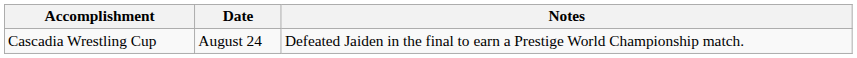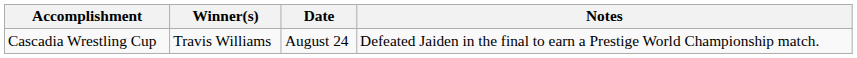+ column: (226, 16)
